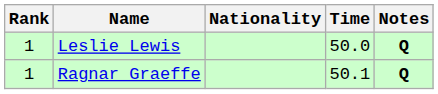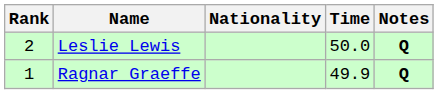(29, 46) 1 -> (29, 46) 2
(350, 74) 50.1 -> (350, 74) 49.9
